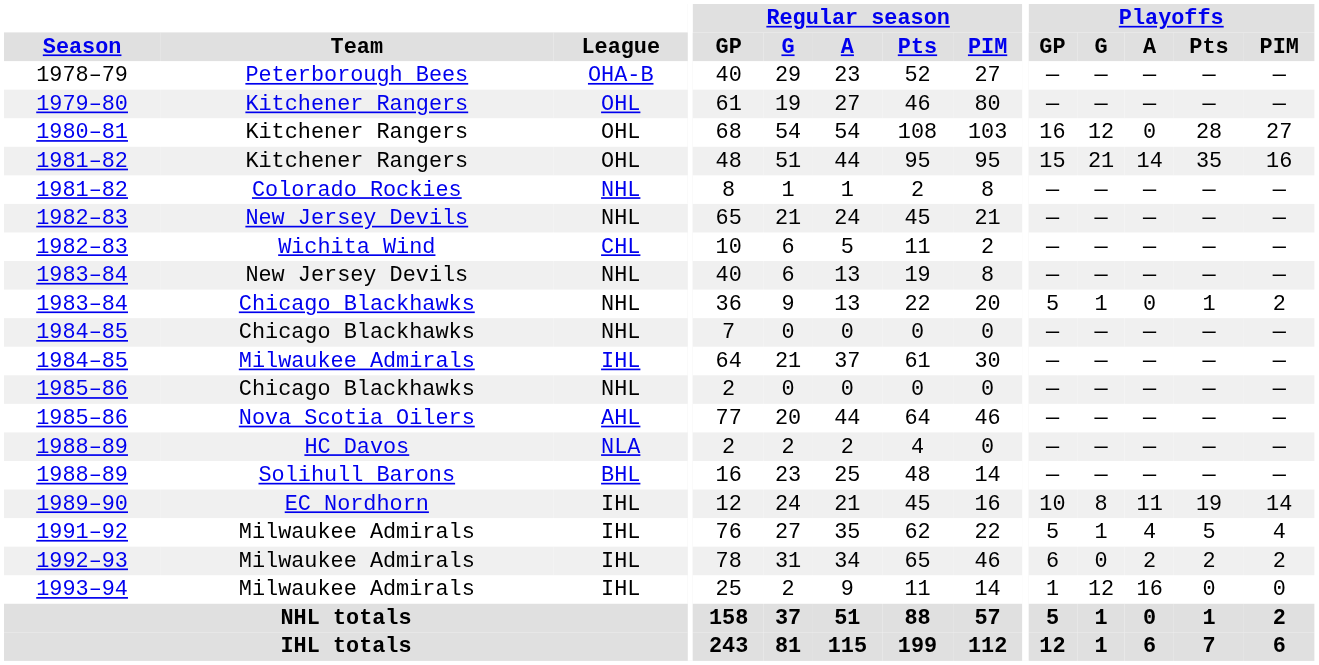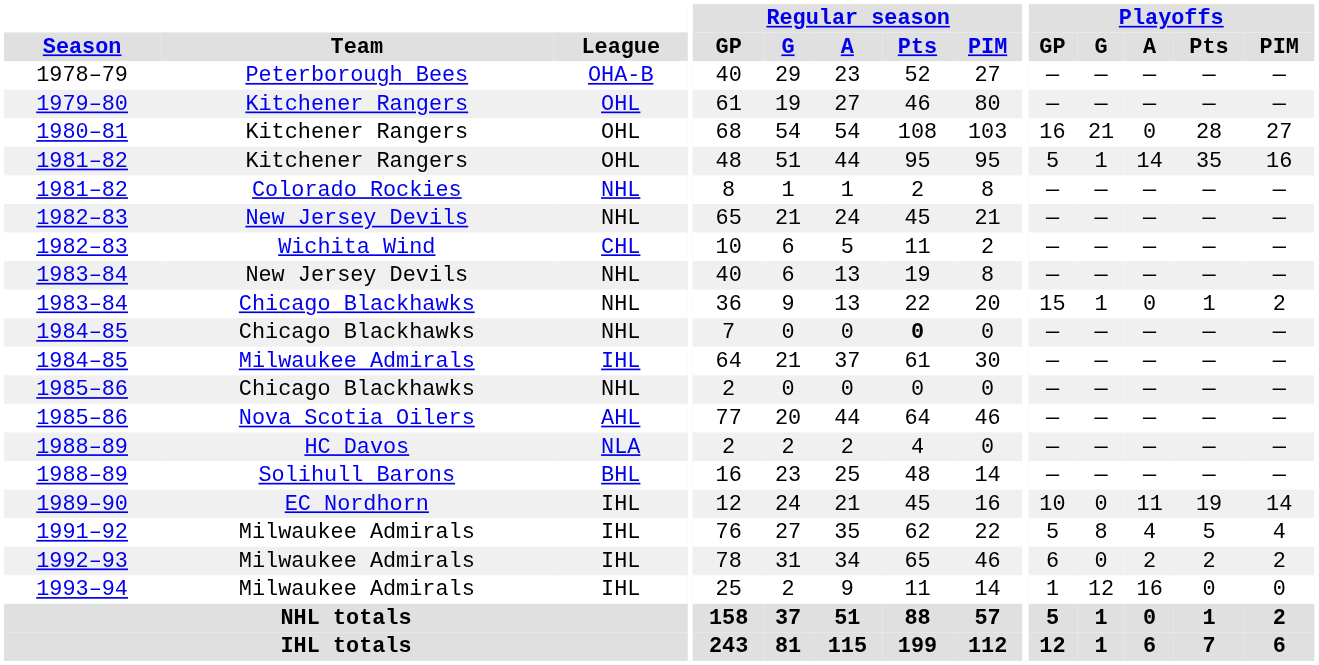(1101, 133) 12 -> (1101, 133) 21
(1052, 161) 15 -> (1052, 161) 5
(1101, 161) 21 -> (1101, 161) 1
(1052, 304) 5 -> (1052, 304) 15
(917, 332) normal -> (917, 332) bold
(1101, 504) 8 -> (1101, 504) 0
(1101, 532) 1 -> (1101, 532) 8
